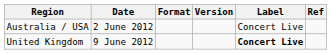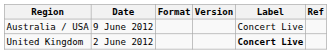(123, 27) 2 June 2012 -> (123, 27) 9 June 2012
(123, 41) 9 June 2012 -> (123, 41) 2 June 2012
